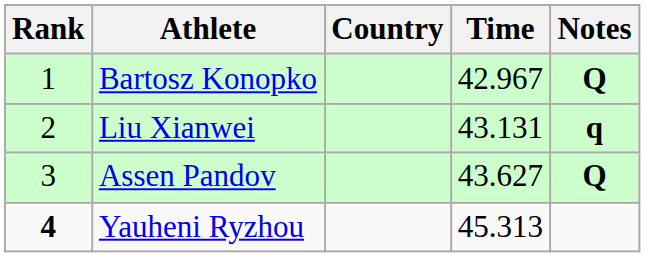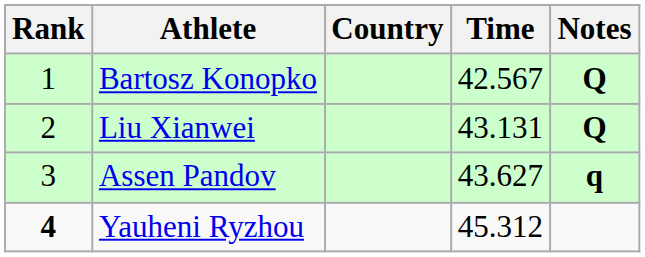(500, 78) 42.967 -> (500, 78) 42.567
(594, 127) q -> (594, 127) Q
(594, 176) Q -> (594, 176) q
(500, 226) 45.313 -> (500, 226) 45.312
